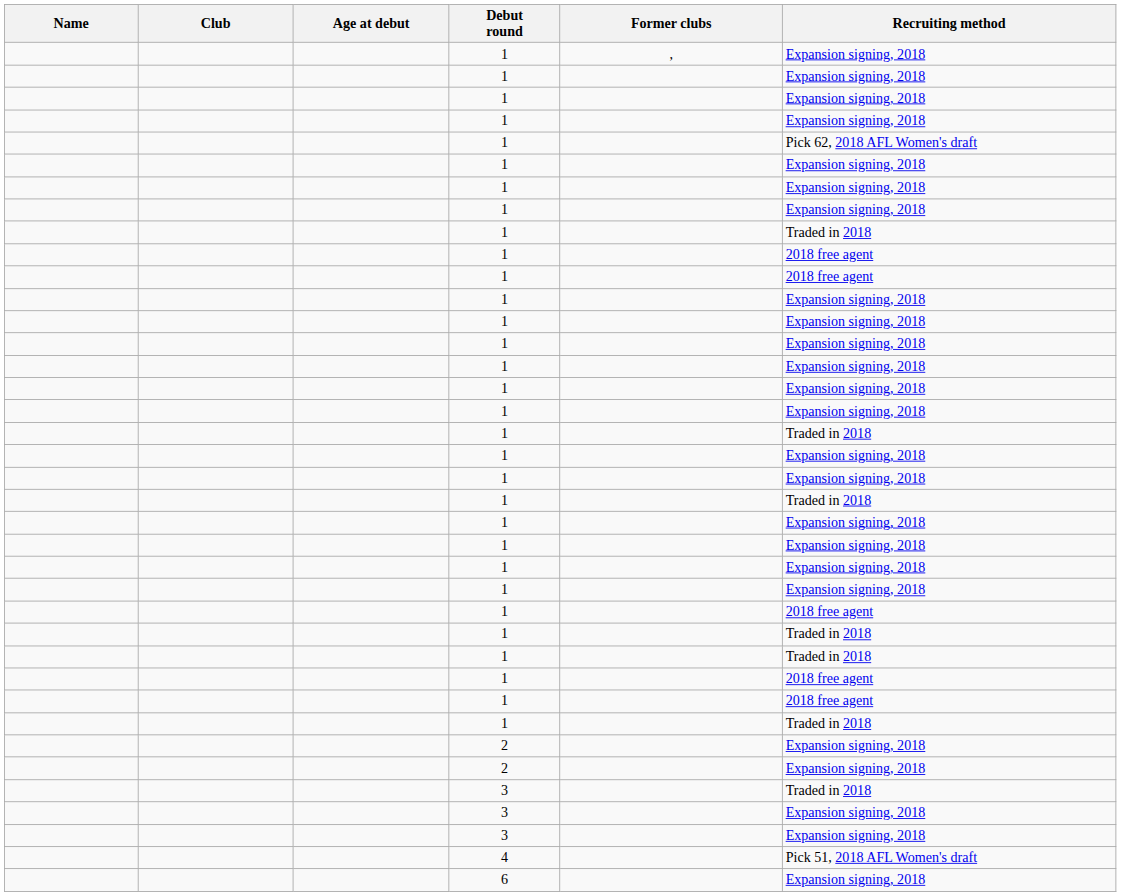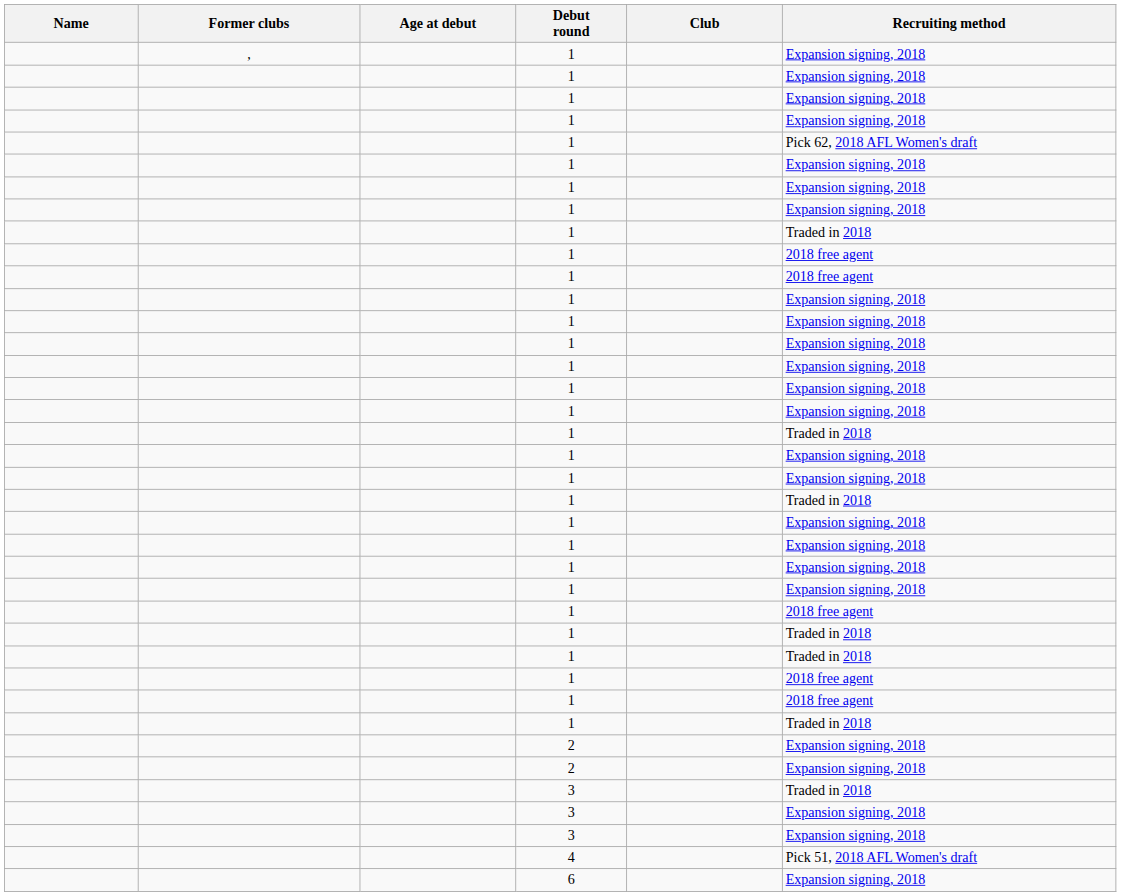columns swapped: (216, 23) <-> (671, 23)
